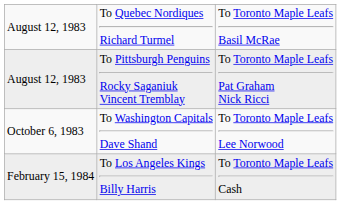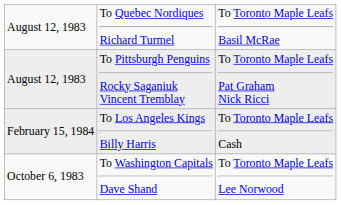rows swapped: (45, 131) <-> (51, 176)
